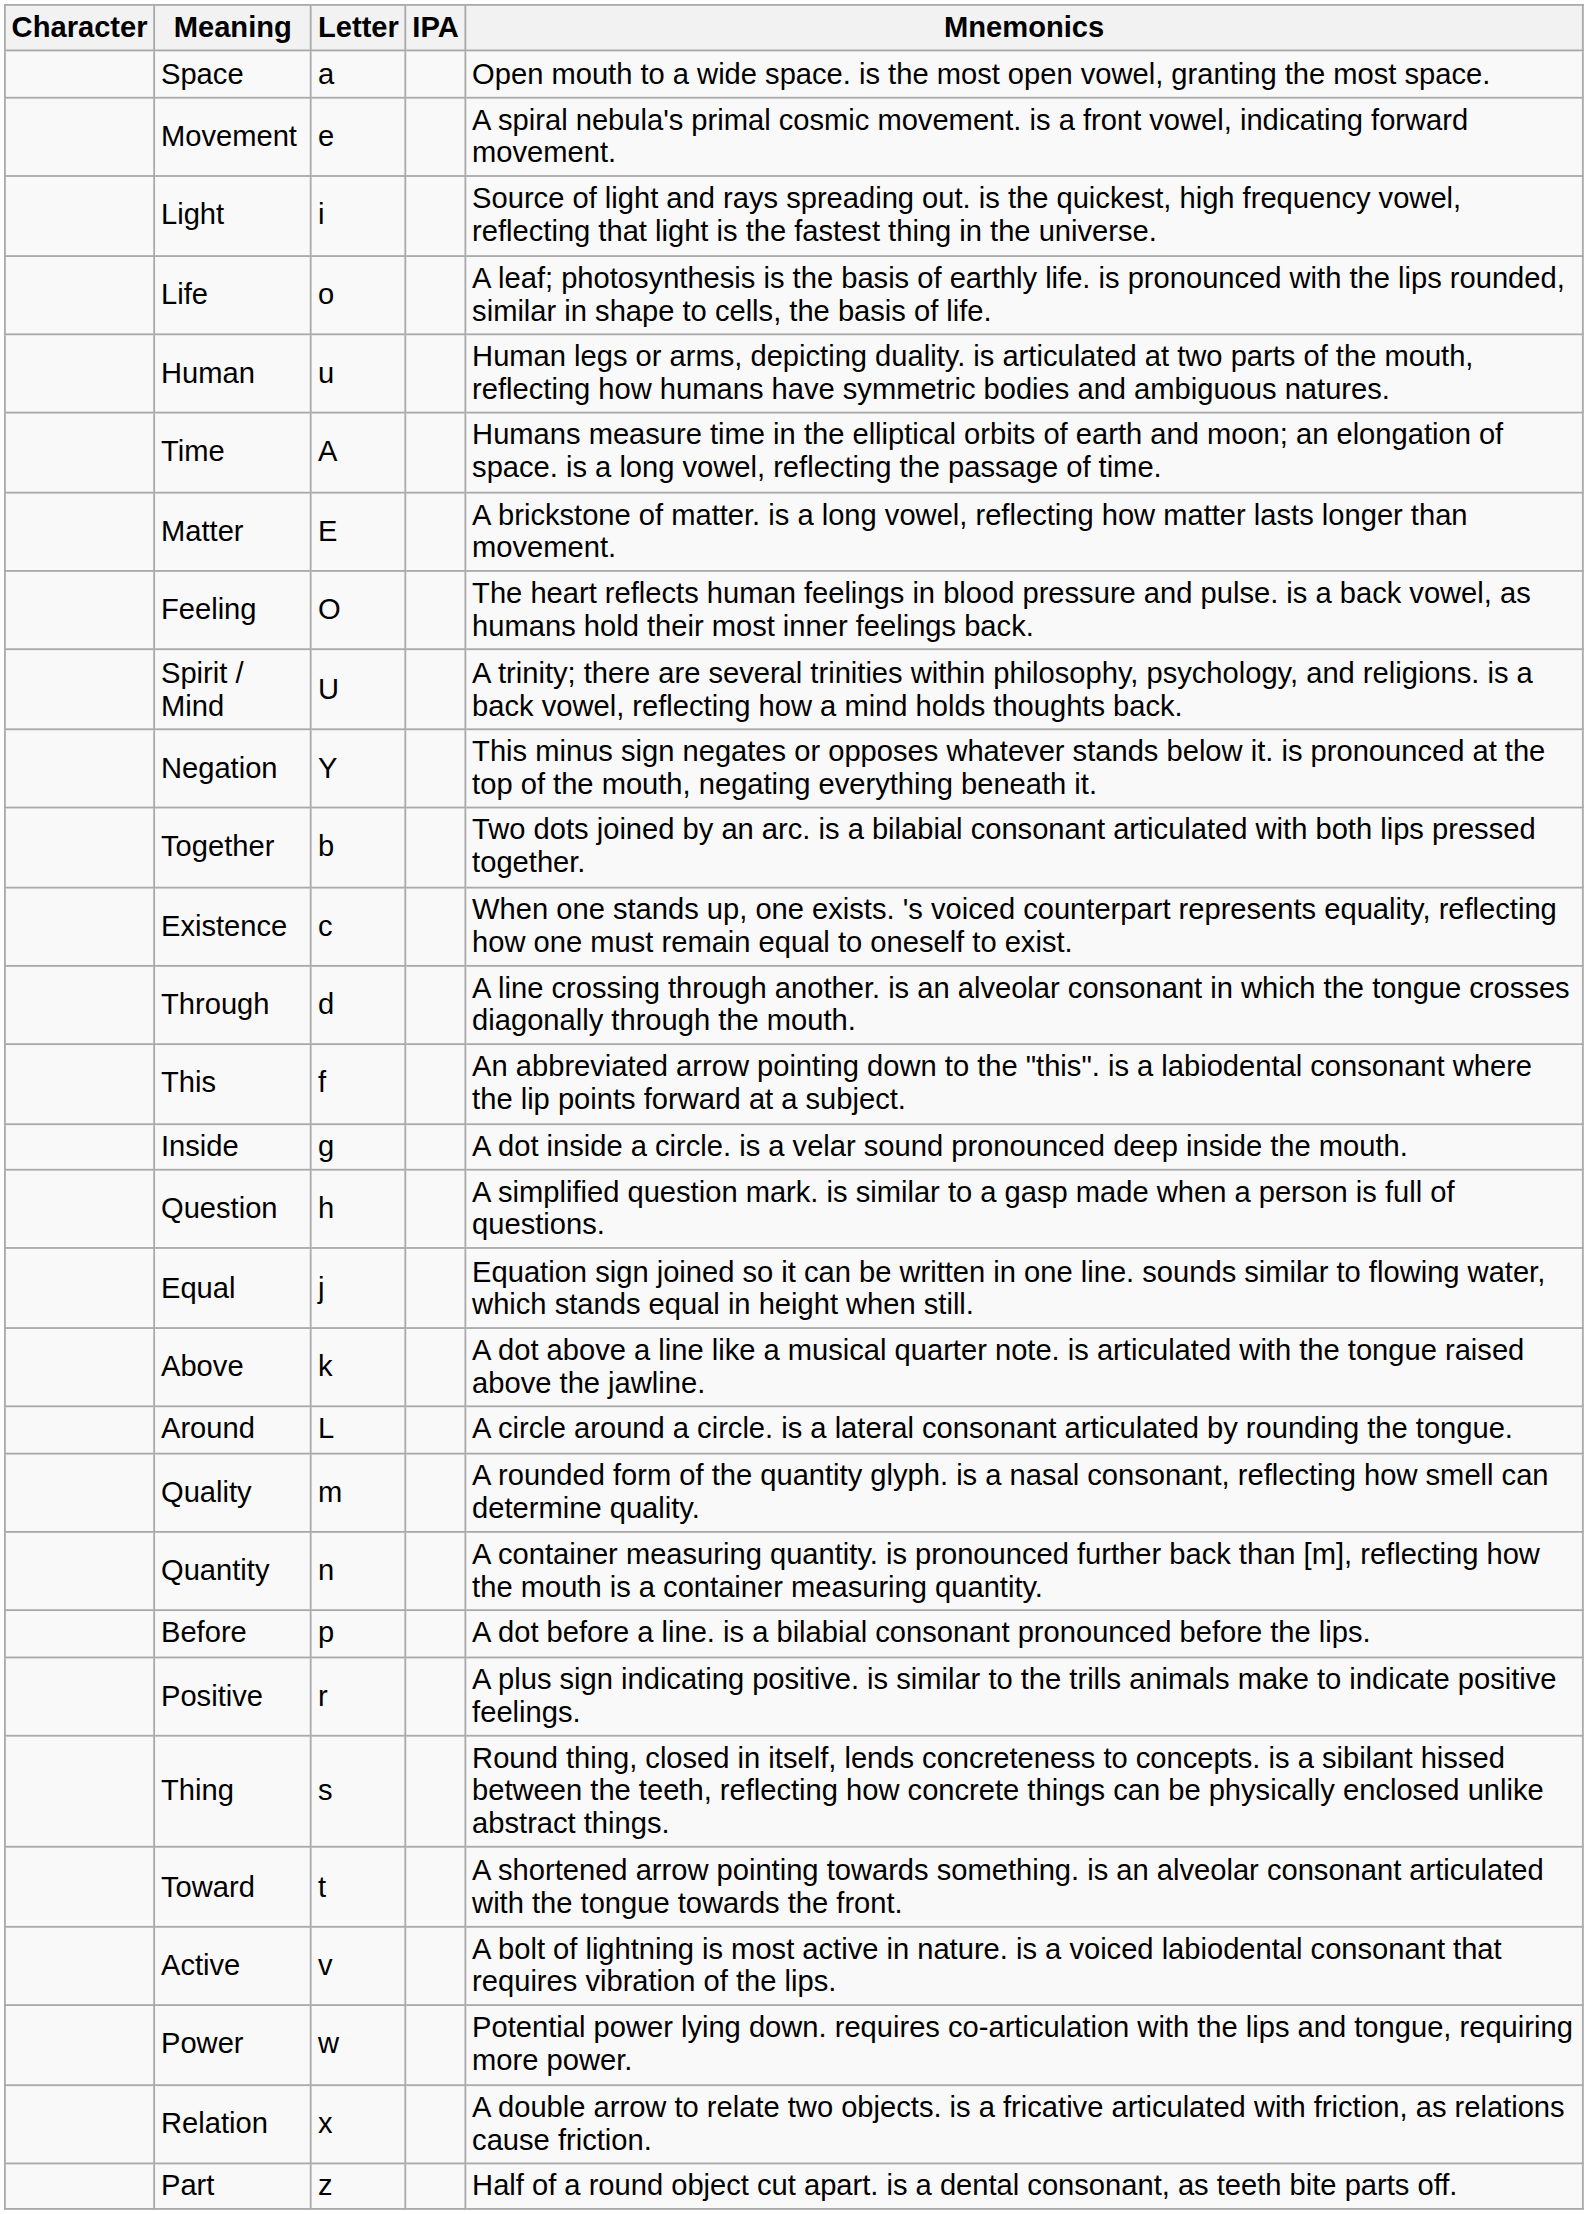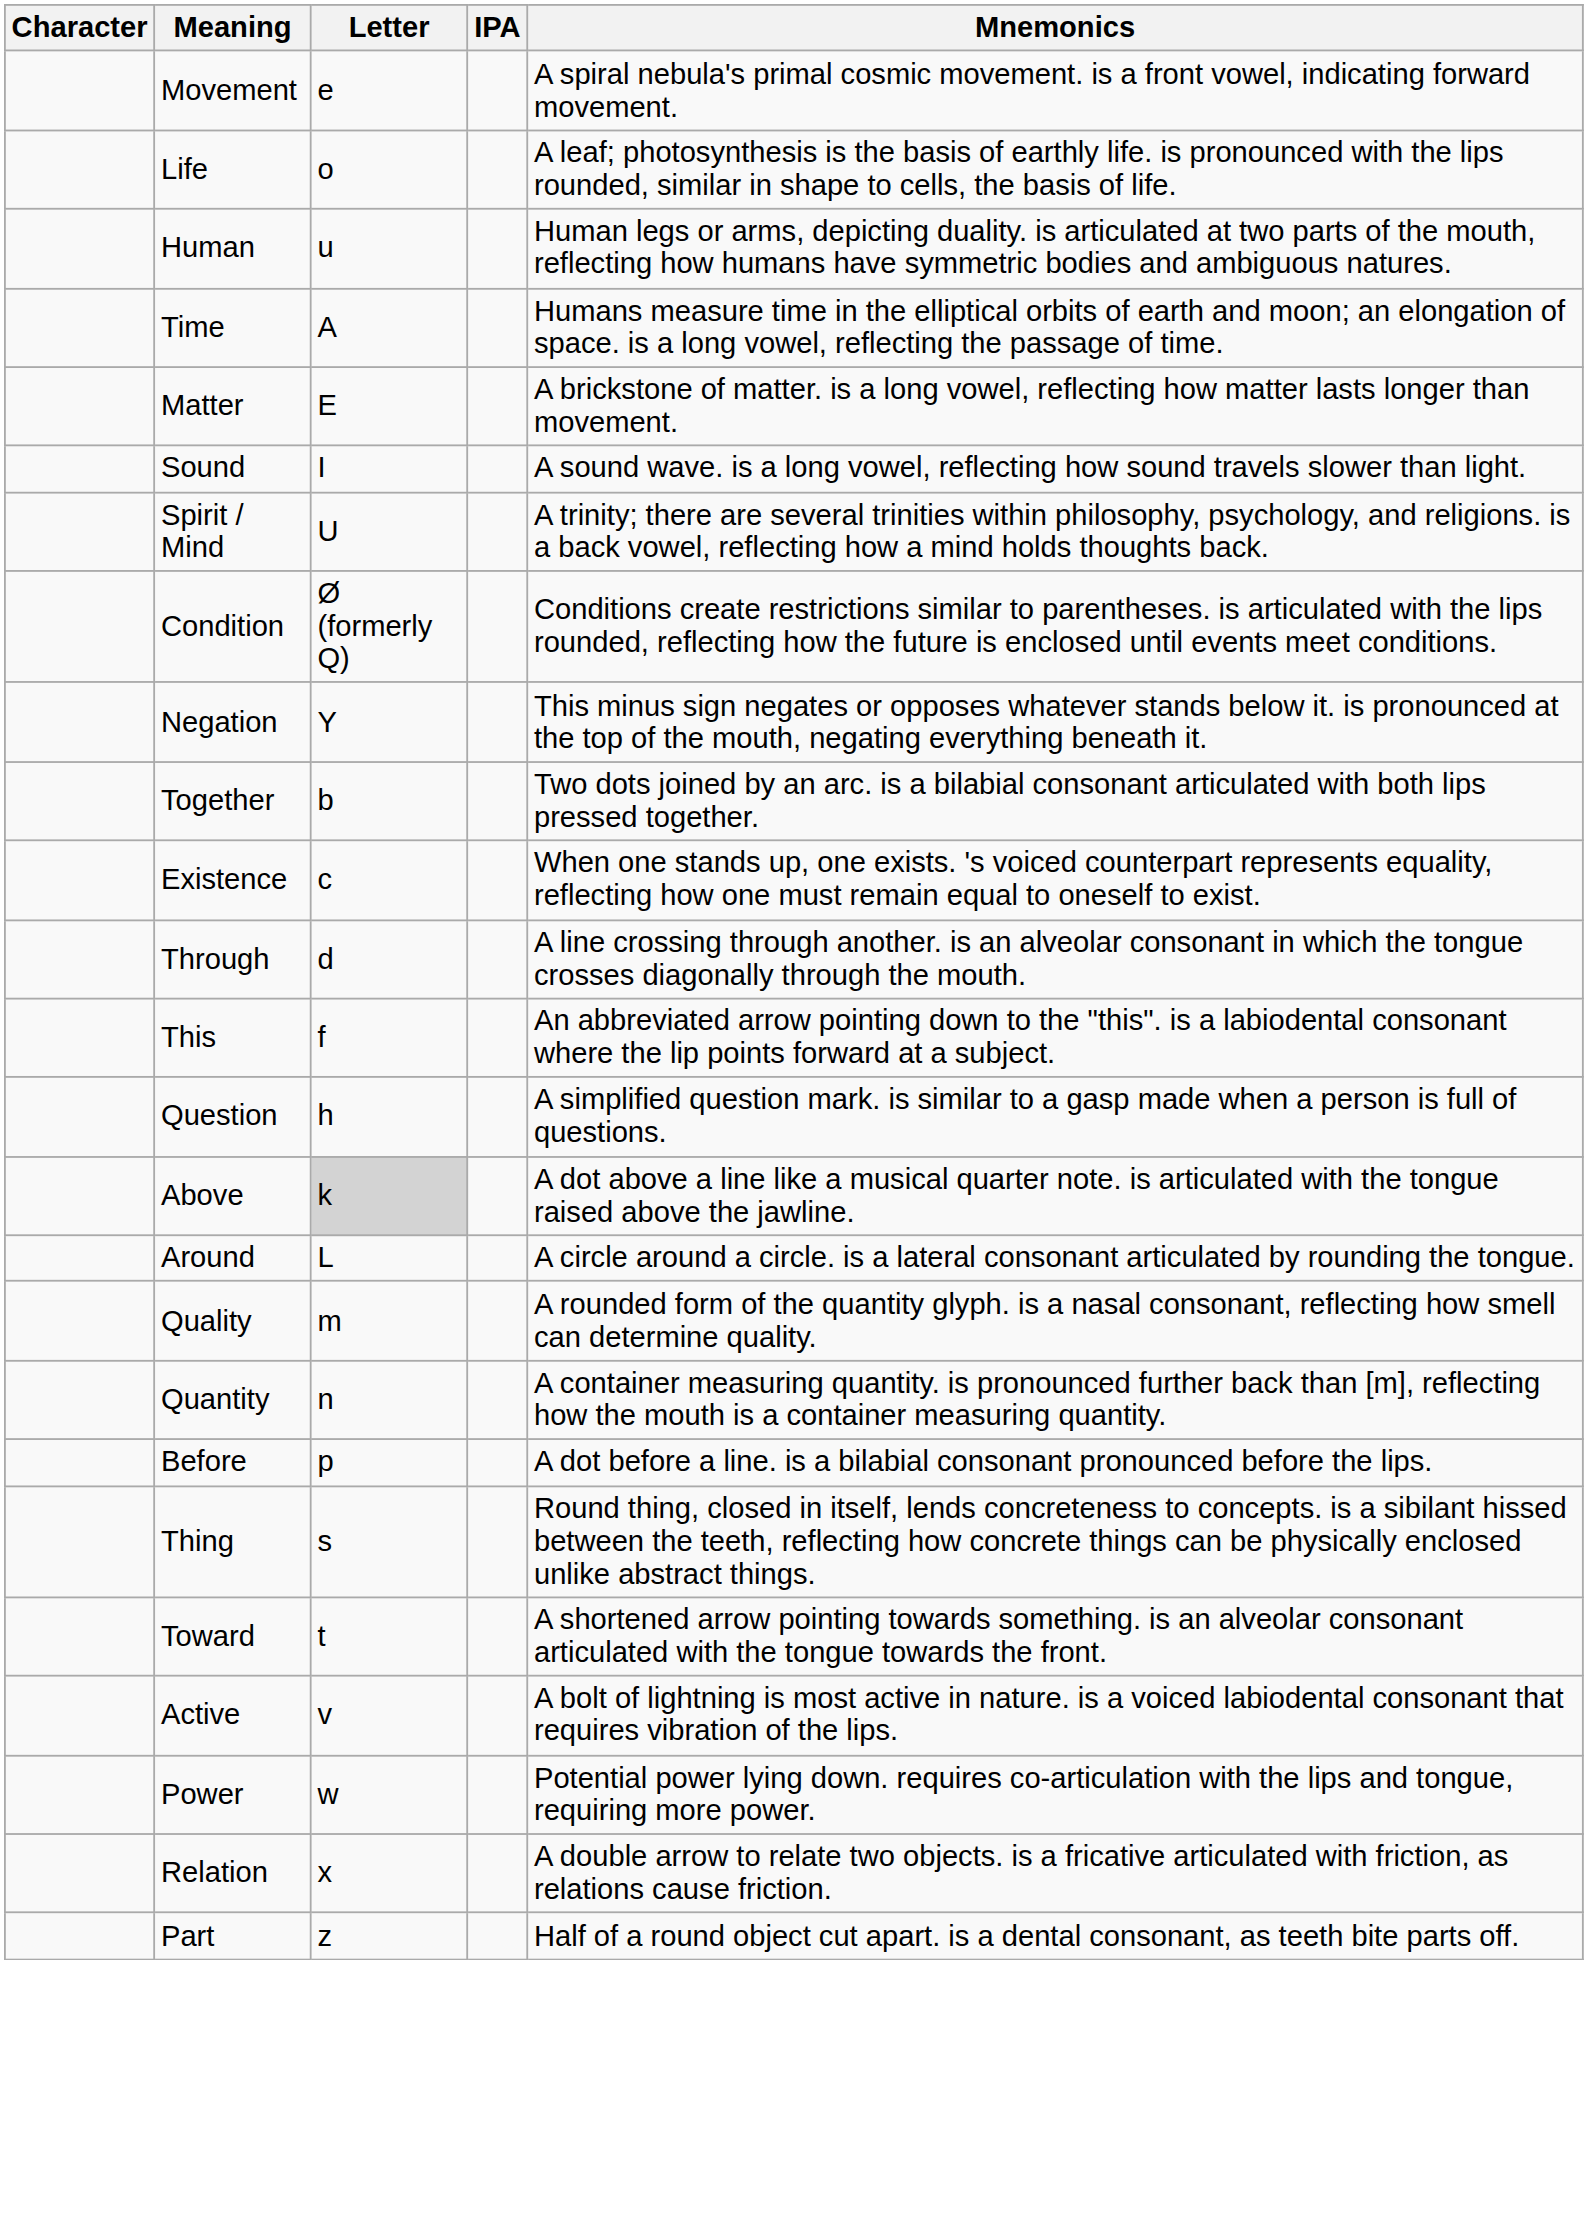- row: (202, 73)
- row: (193, 215)
+ row: (203, 468)
- row: (209, 609)
+ row: (223, 626)
- row: (200, 1146)
- row: (198, 1287)
(325, 1366) no background -> (325, 1195) lightgrey background
- row: (212, 1695)
